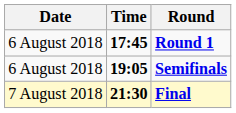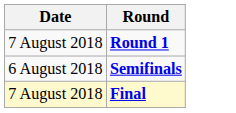- column: (129, 17)
(55, 42) 6 August 2018 -> (55, 42) 7 August 2018
